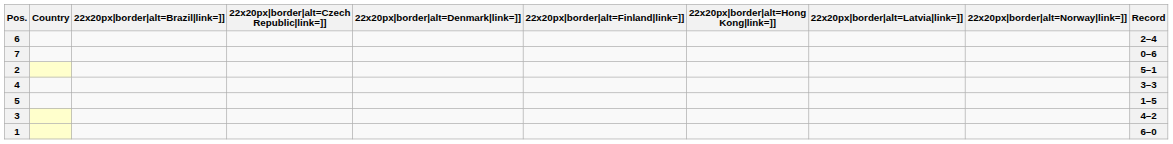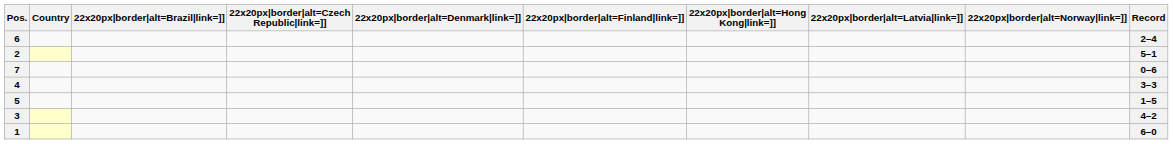rows swapped: (17, 54) <-> (17, 70)
